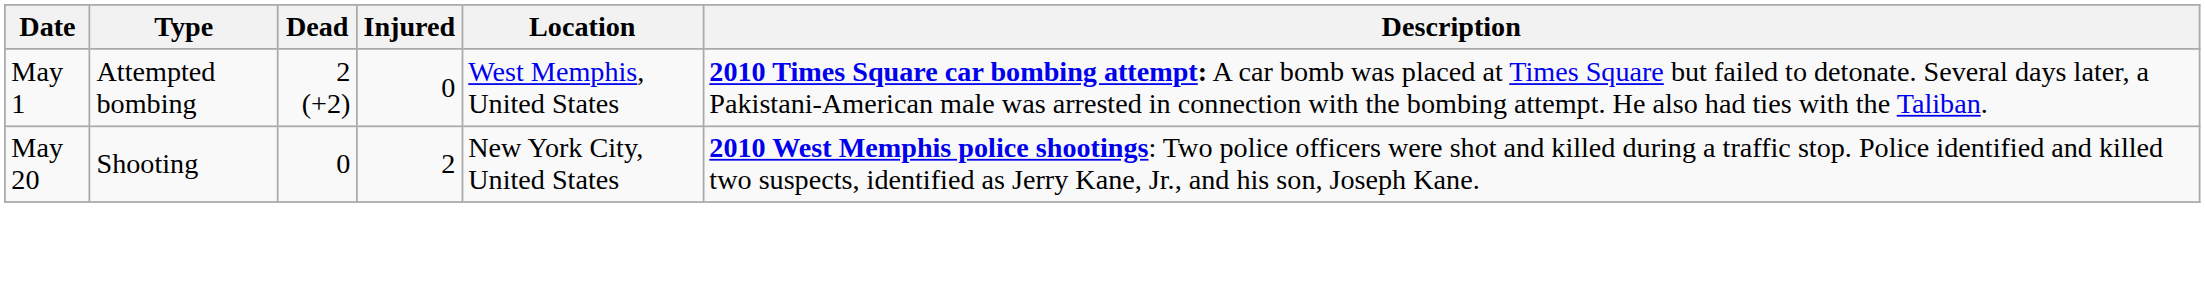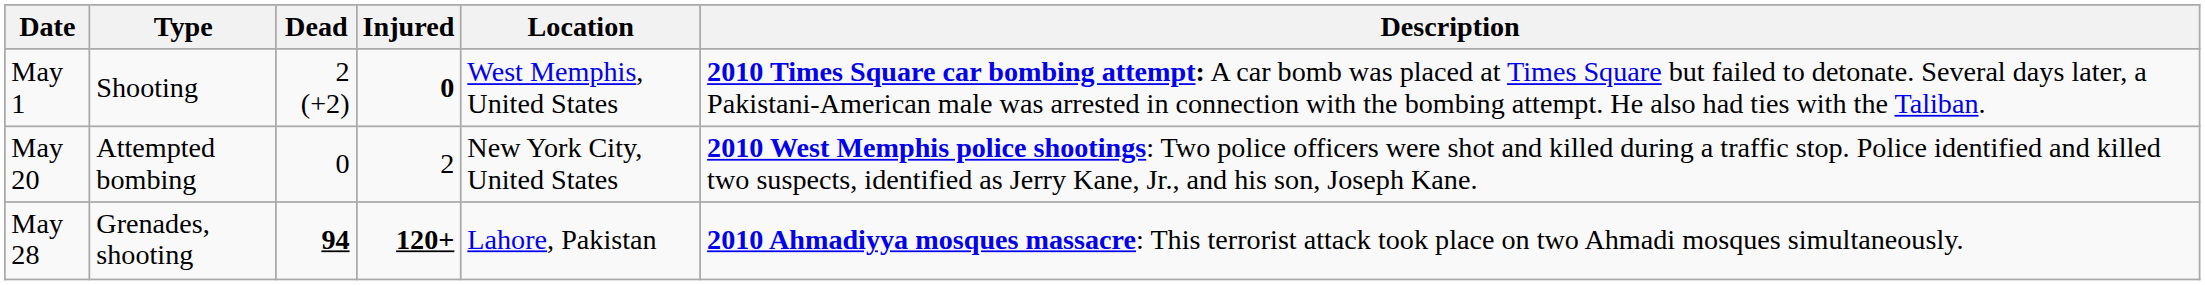(156, 87) Attempted bombing -> (147, 87) Shooting
(448, 87) normal -> (447, 87) bold
(147, 163) Shooting -> (156, 163) Attempted bombing
+ row: (37, 240)
